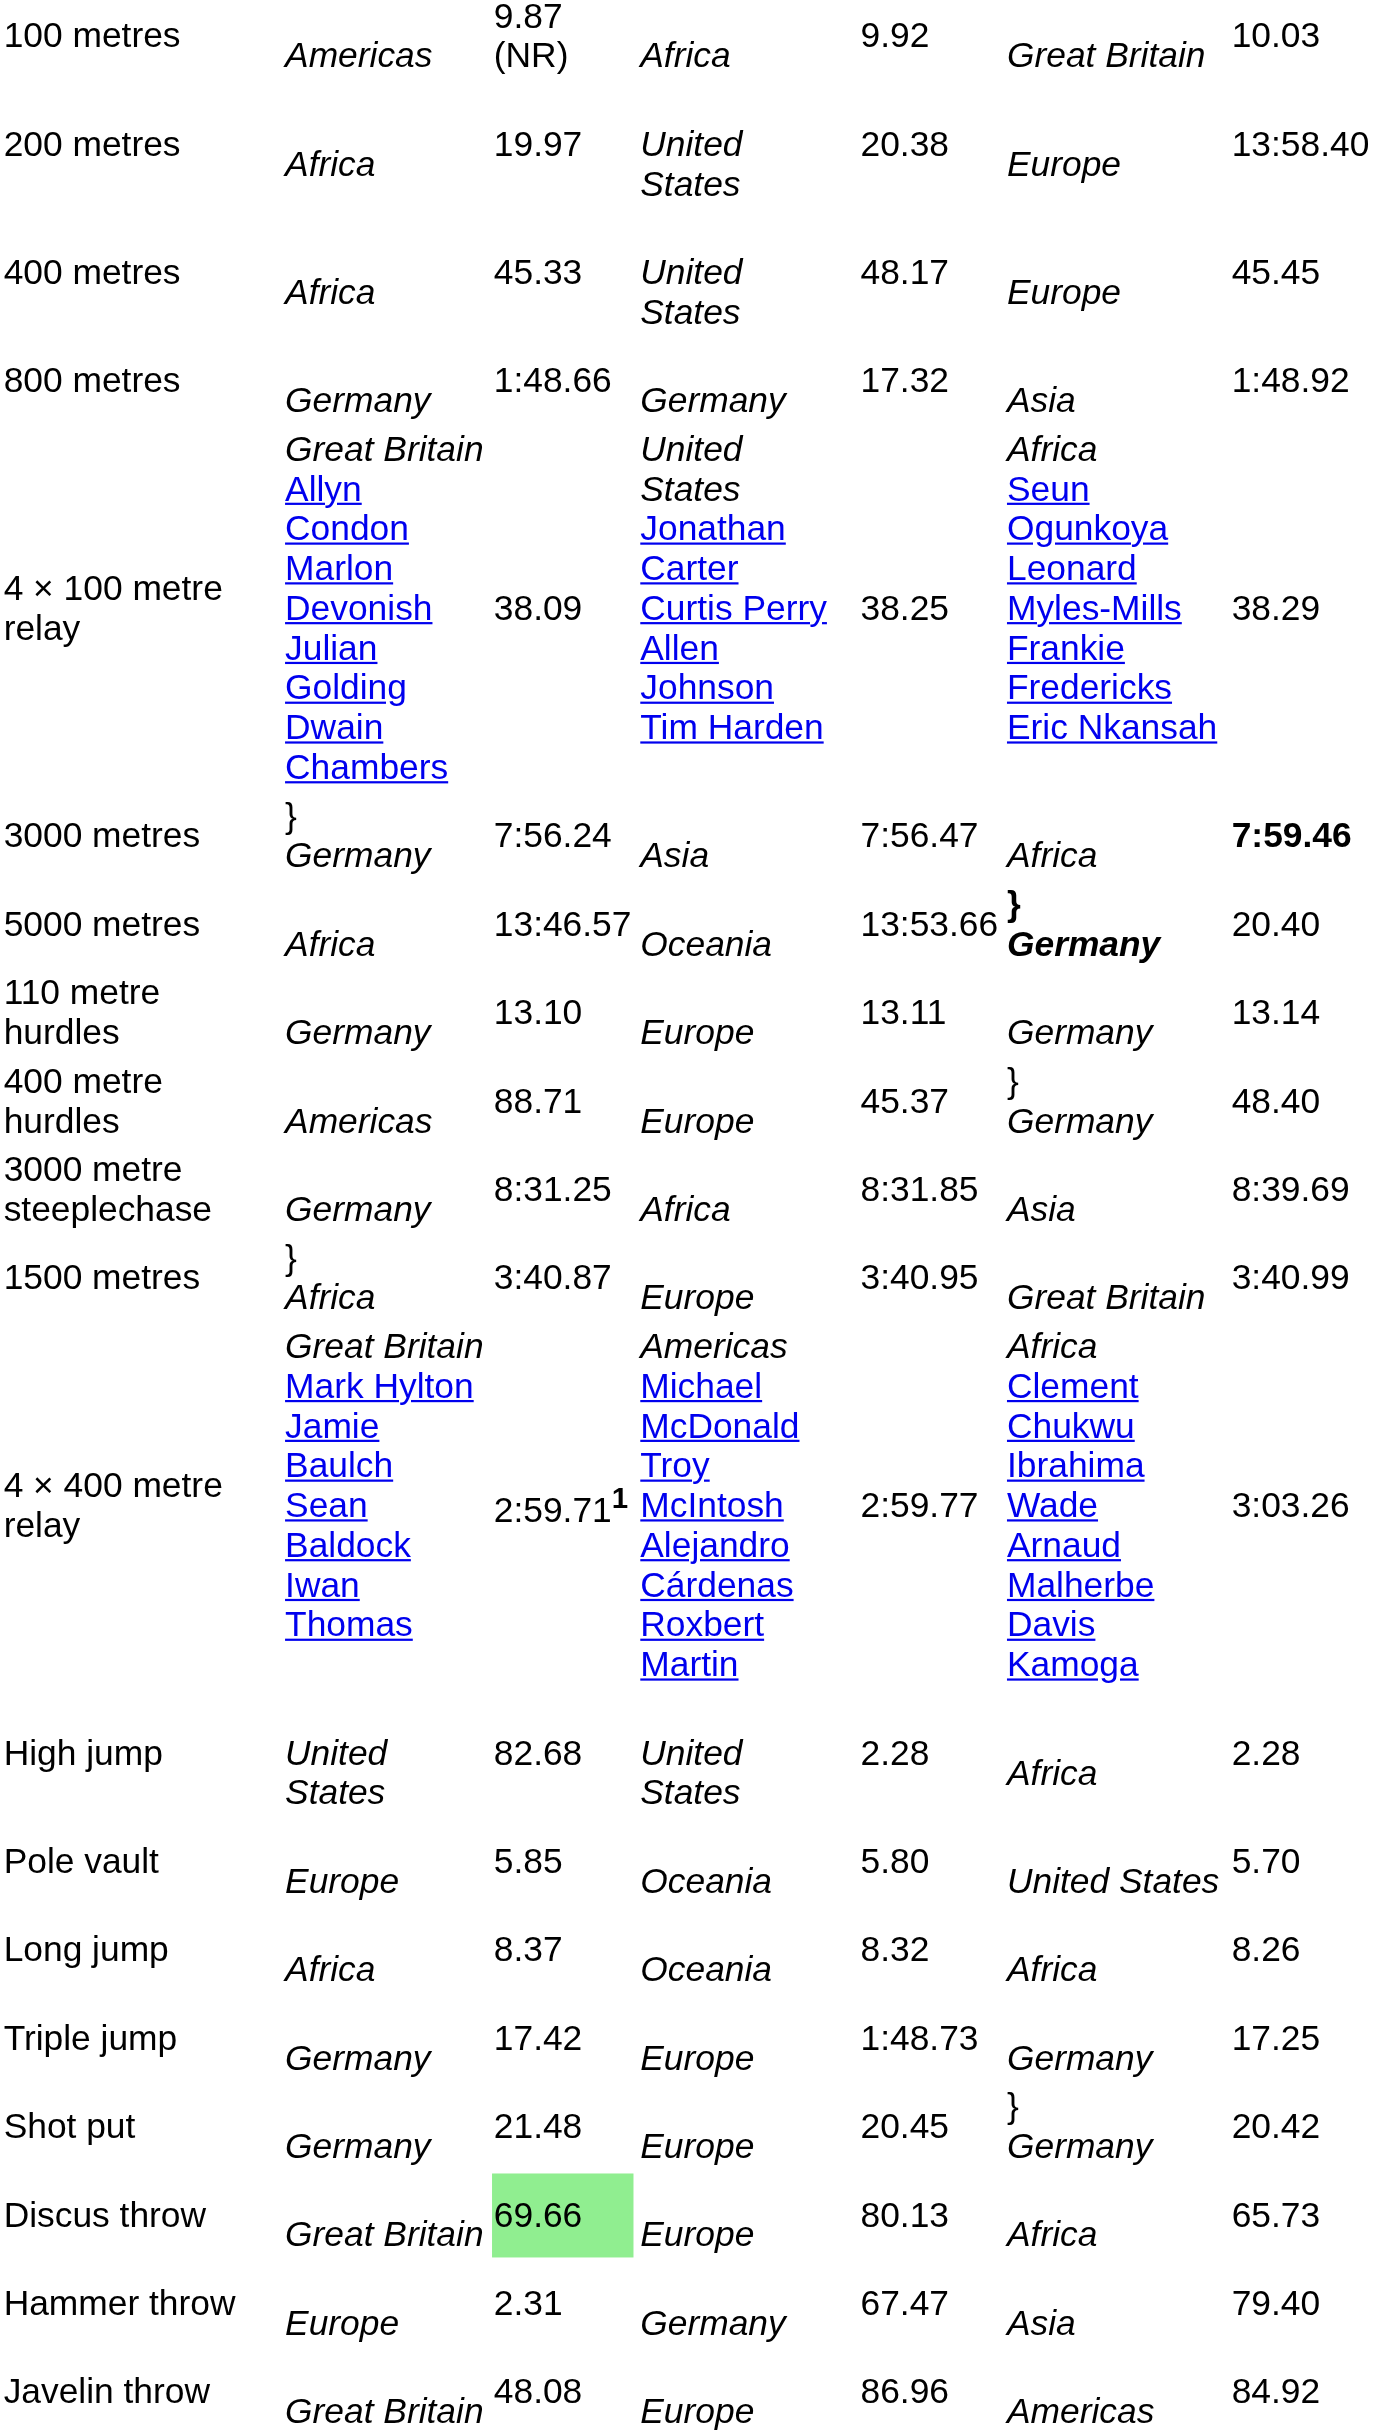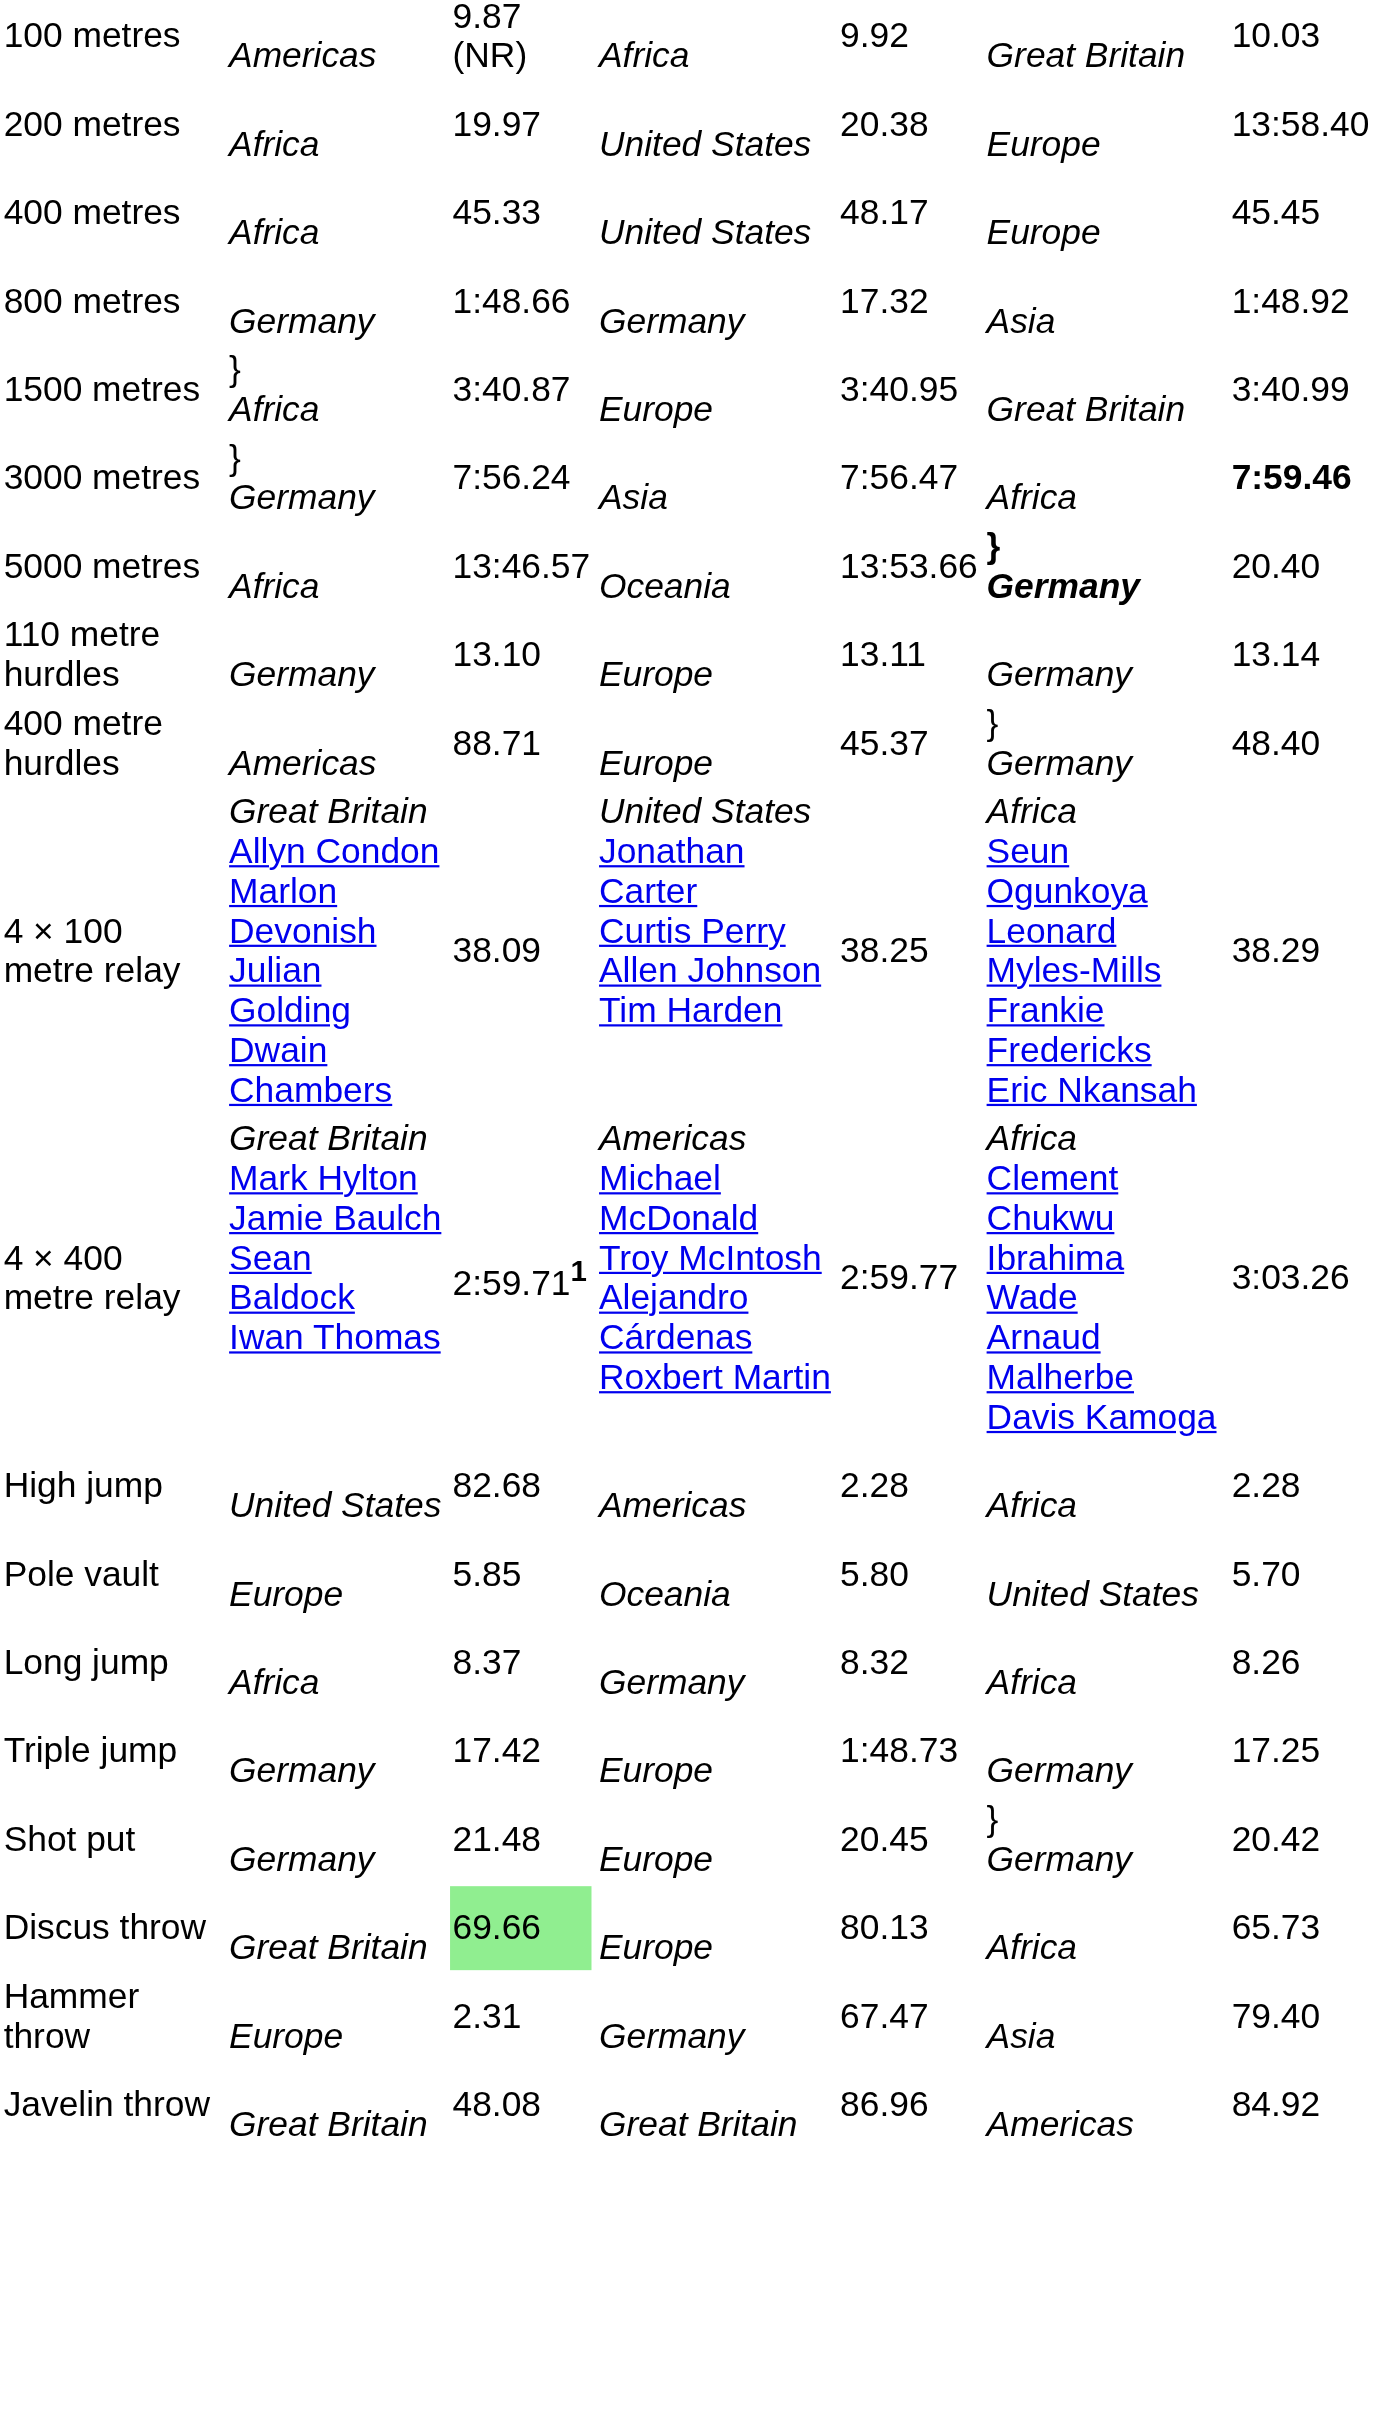rows swapped: (102, 1277) <-> (113, 608)
- row: (108, 1189)
(691, 1772) United States -> (673, 1505) Americas
(706, 1969) Oceania -> (672, 1682) Germany
(697, 2411) Europe -> (698, 2124) Great Britain
